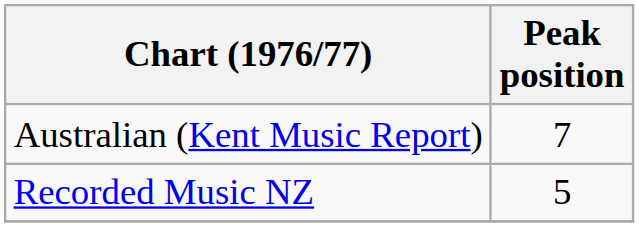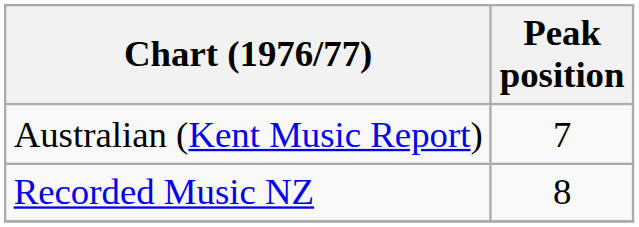(562, 191) 5 -> (562, 191) 8
